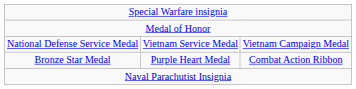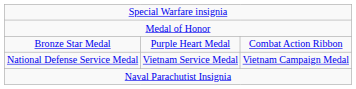rows swapped: (73, 60) <-> (73, 44)
